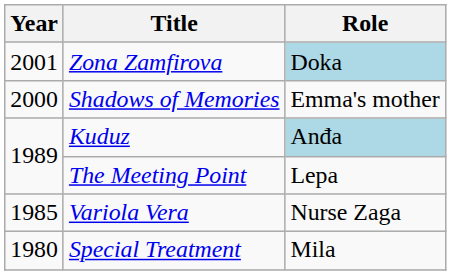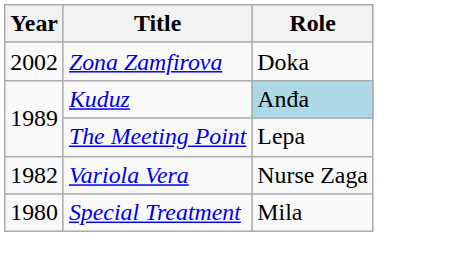(34, 61) 2001 -> (34, 61) 2002
(316, 61) lightblue background -> (283, 61) no background
- row: (174, 99)
(34, 212) 1985 -> (34, 174) 1982
